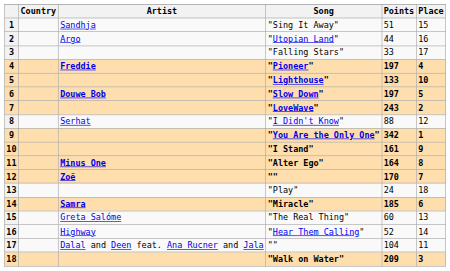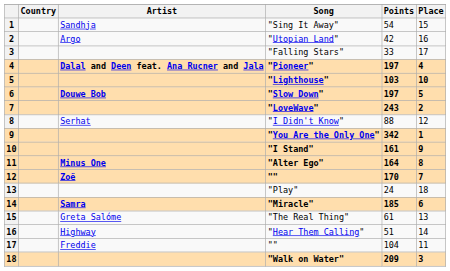(389, 25) 51 -> (389, 25) 54
(389, 39) 44 -> (389, 39) 42
(78, 66) Freddie -> (162, 66) Dalal and Deen feat. Ana Rucner and Jala
(391, 80) 133 -> (391, 80) 103
(389, 218) 60 -> (389, 218) 61
(389, 232) 52 -> (389, 232) 51
(162, 245) Dalal and Deen feat. Ana Rucner and Jala -> (78, 245) Freddie
